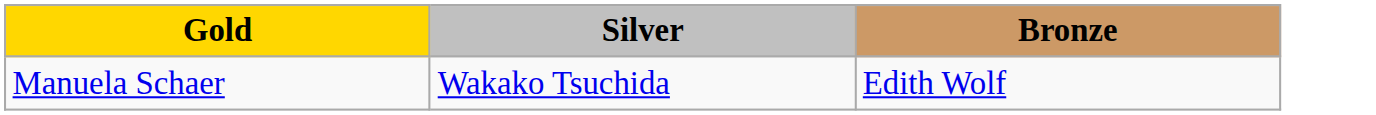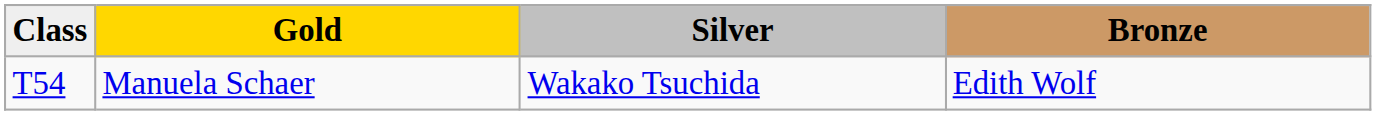+ column: (50, 30)
